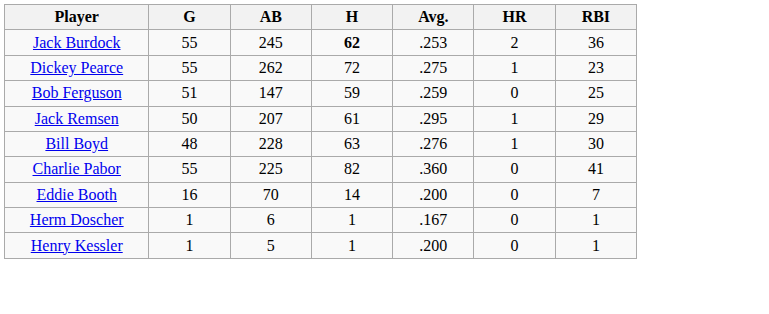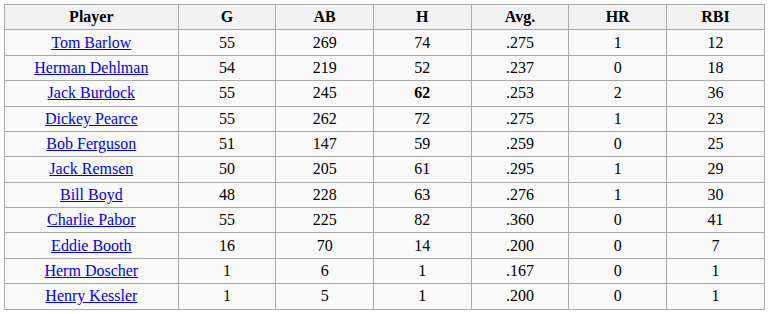+ row: (91, 42)
+ row: (91, 67)
(271, 118) 207 -> (325, 169) 205
